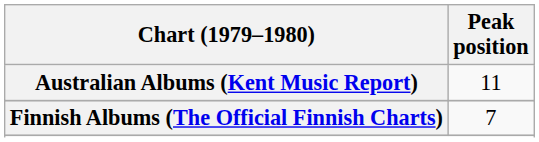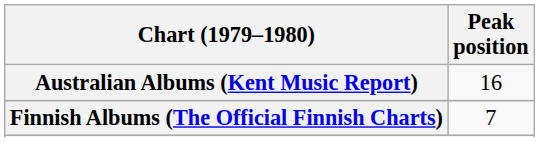(491, 82) 11 -> (491, 82) 16
